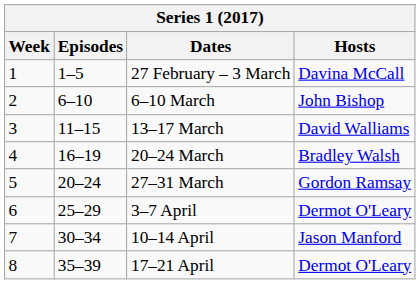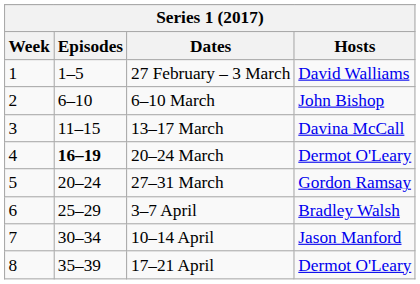(351, 73) Davina McCall -> (354, 73) David Walliams
(354, 127) David Walliams -> (351, 127) Davina McCall
(79, 155) normal -> (79, 155) bold
(349, 155) Bradley Walsh -> (355, 155) Dermot O'Leary
(355, 210) Dermot O'Leary -> (349, 210) Bradley Walsh
